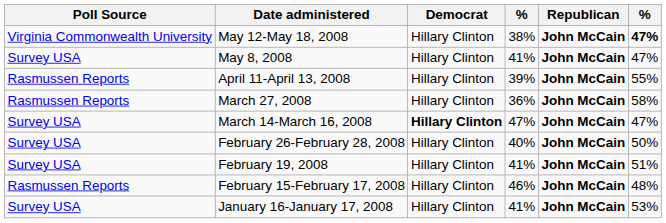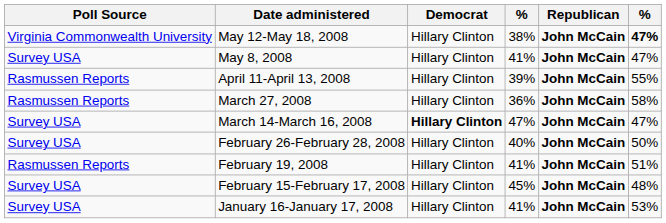(44, 164) Survey USA -> (68, 164) Rasmussen Reports
(68, 185) Rasmussen Reports -> (44, 185) Survey USA
(522, 185) 46% -> (522, 185) 45%
